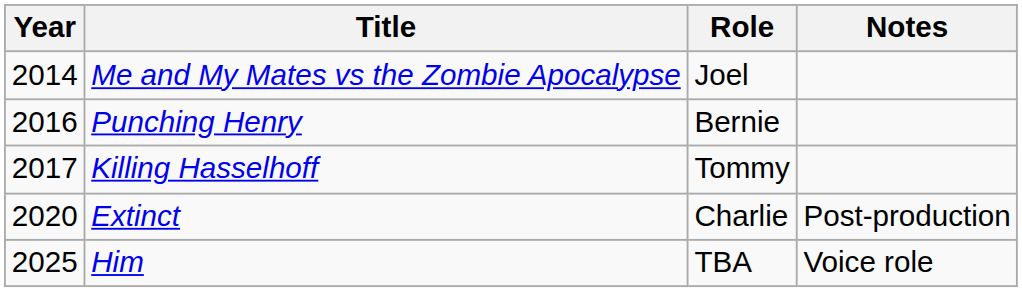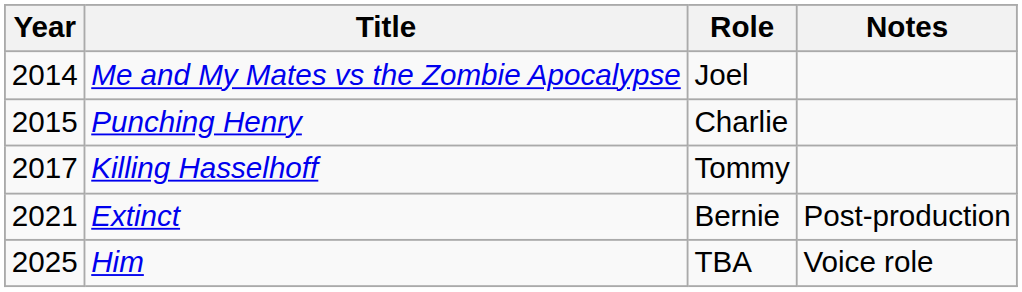(45, 121) 2016 -> (45, 121) 2015
(737, 121) Bernie -> (741, 121) Charlie
(45, 215) 2020 -> (45, 215) 2021
(741, 215) Charlie -> (737, 215) Bernie
